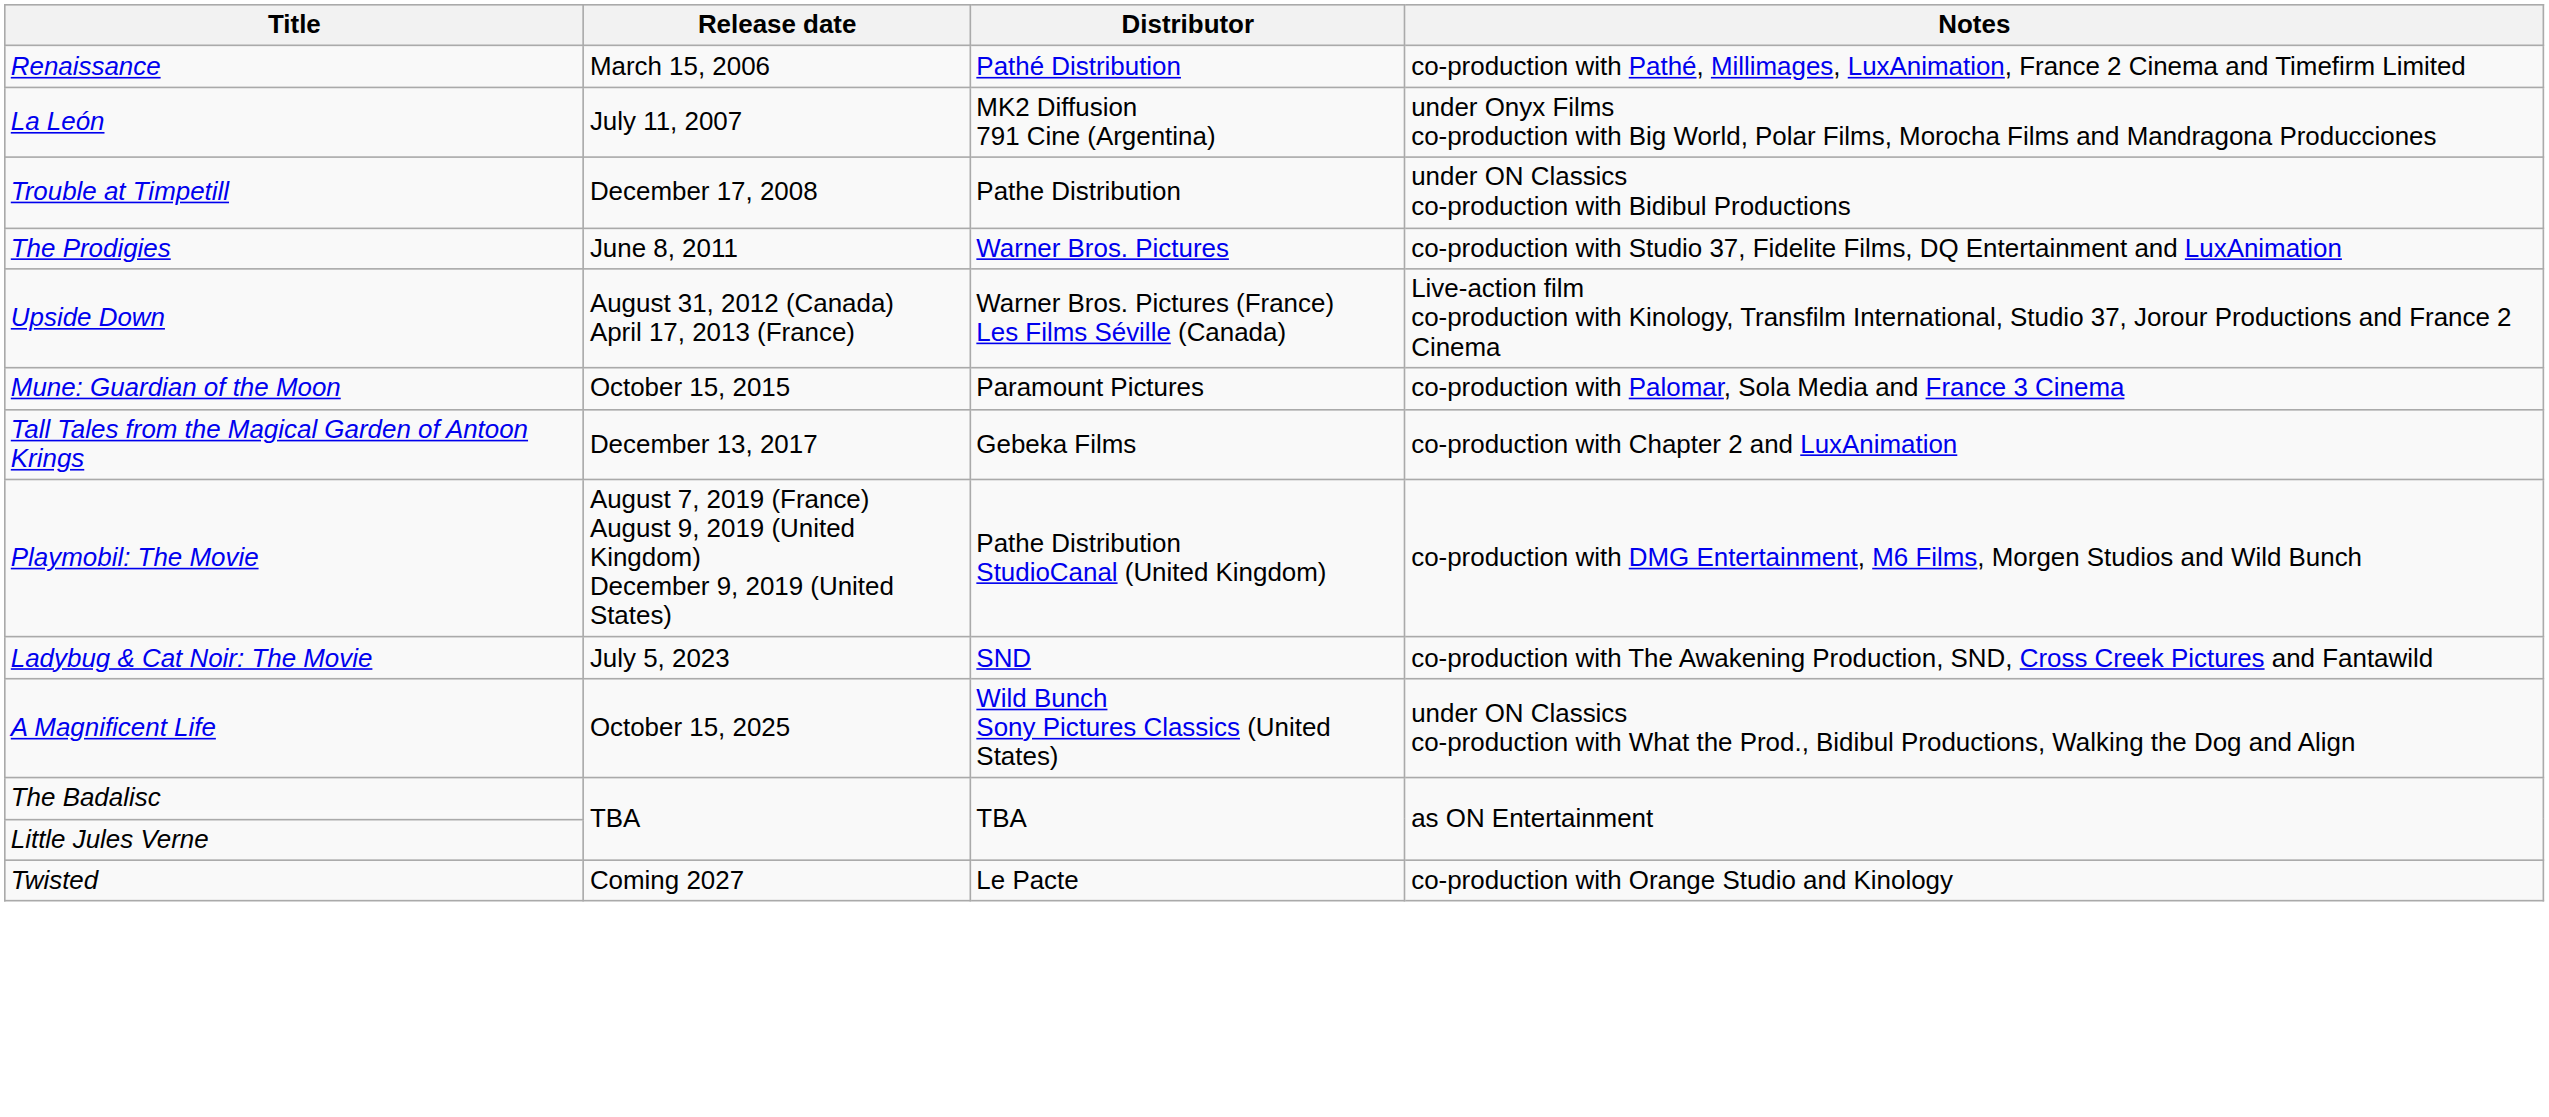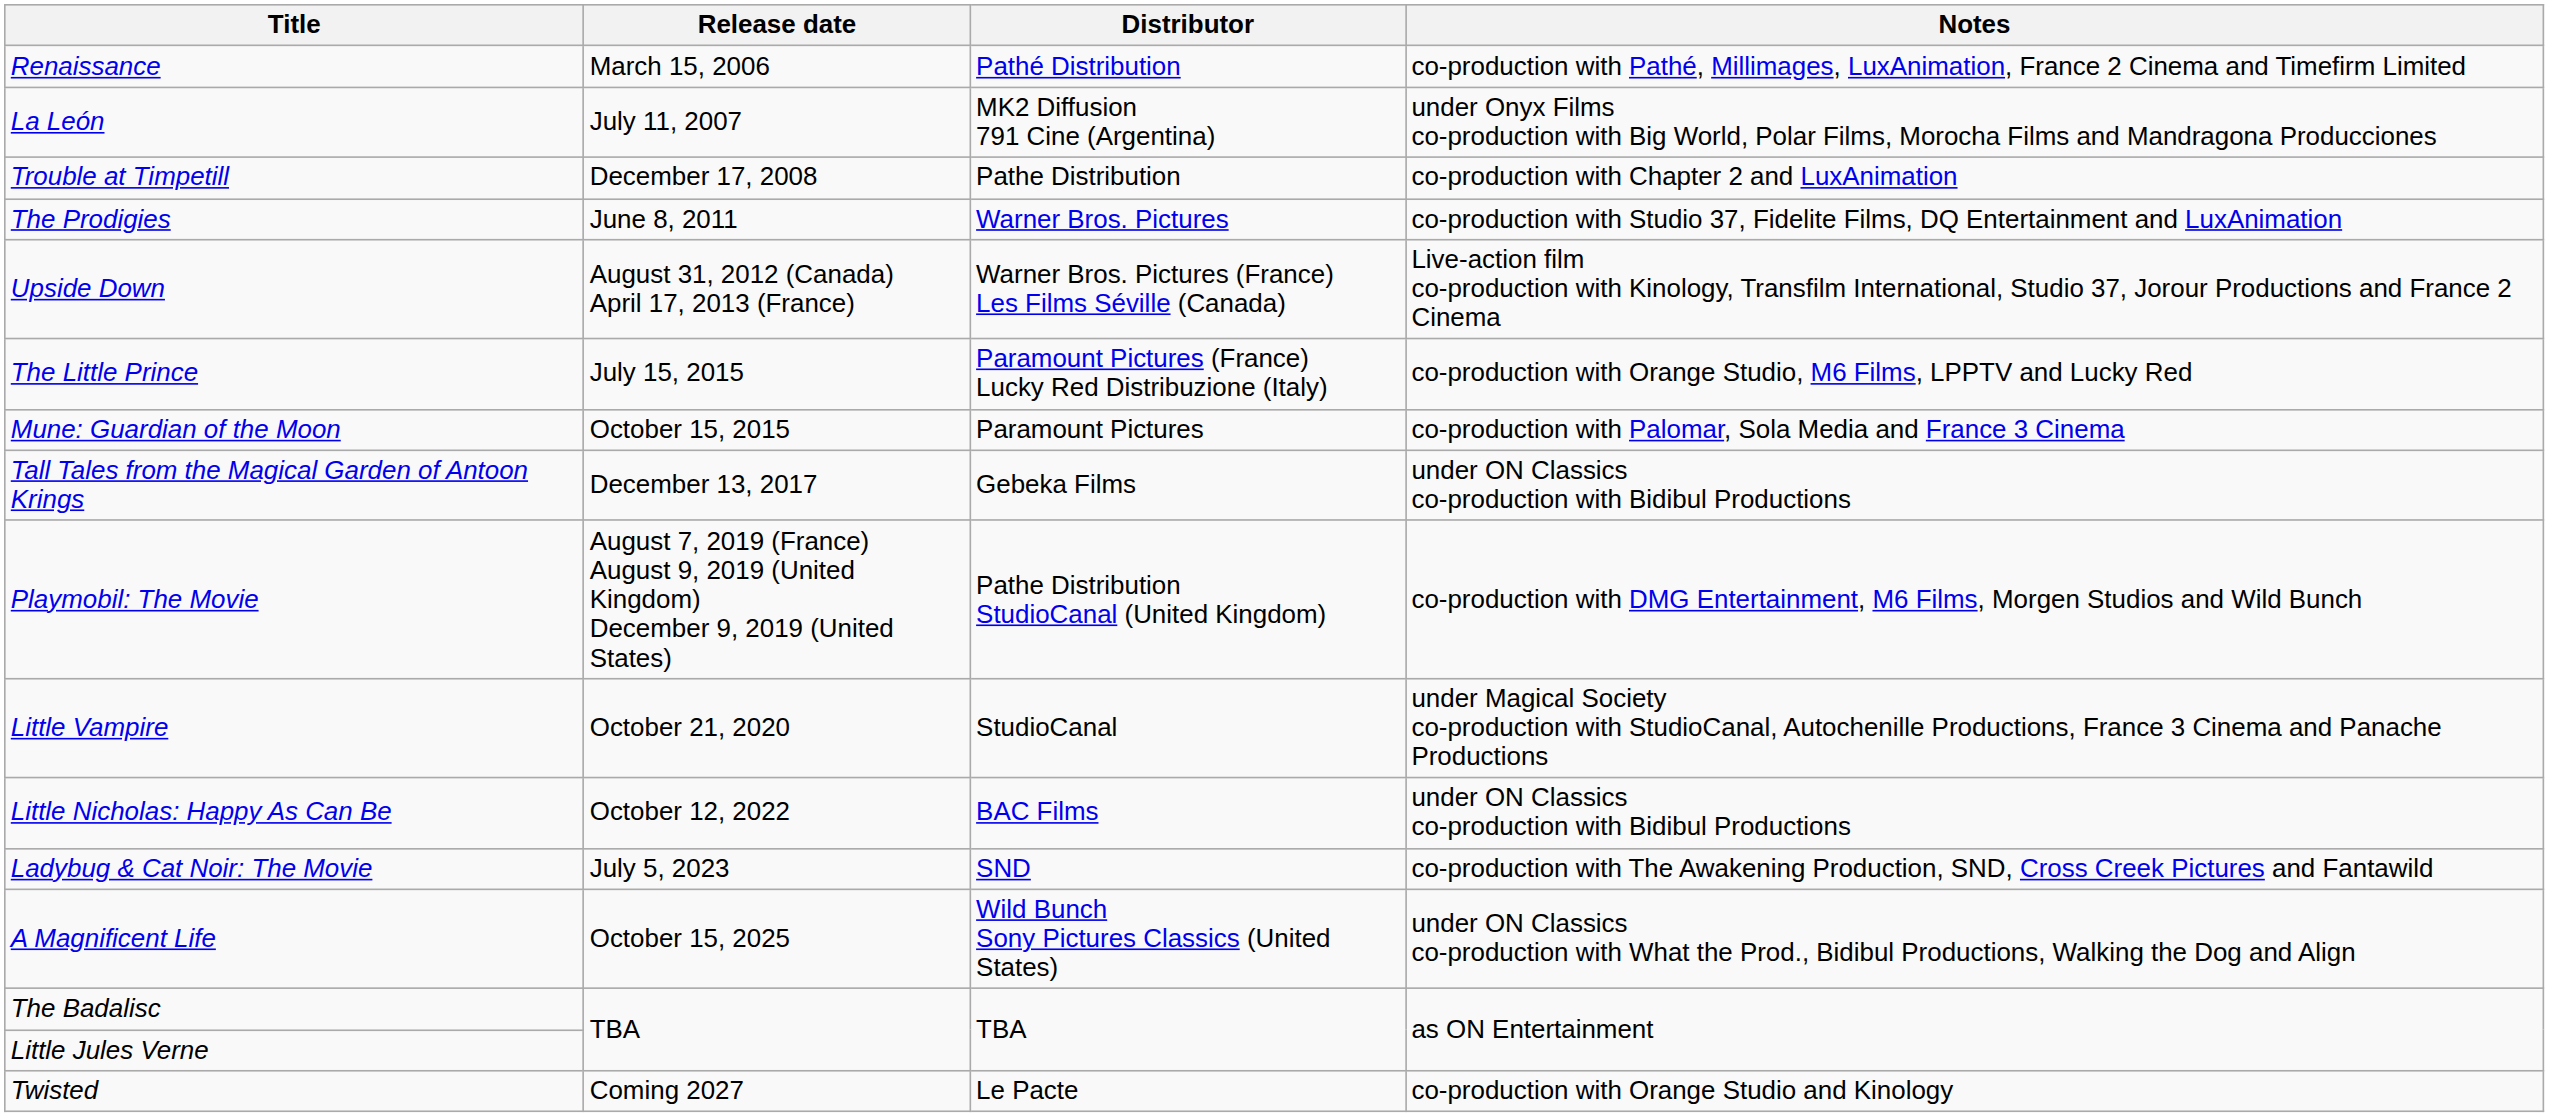(1631, 192) under ON Classics co-production with Bidibul Productions -> (1684, 177) co-production with Chapter 2 and LuxAnimation
+ row: (104, 373)
(1684, 444) co-production with Chapter 2 and LuxAnimation -> (1631, 485) under ON Classics co-production with Bidibul Productions
+ row: (90, 727)
+ row: (201, 812)
